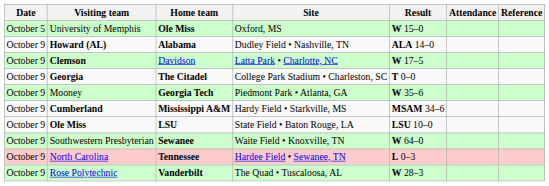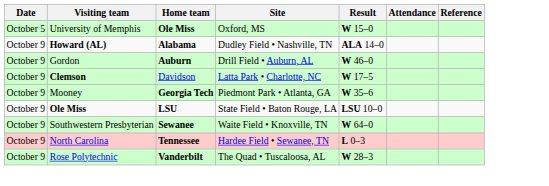+ row: (65, 60)
- row: (66, 76)
- row: (76, 108)
